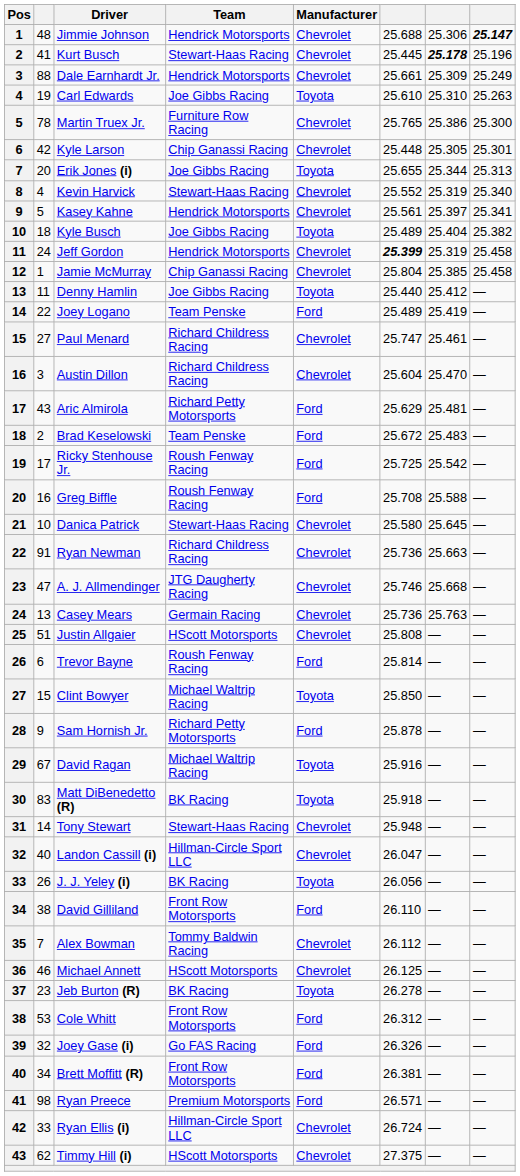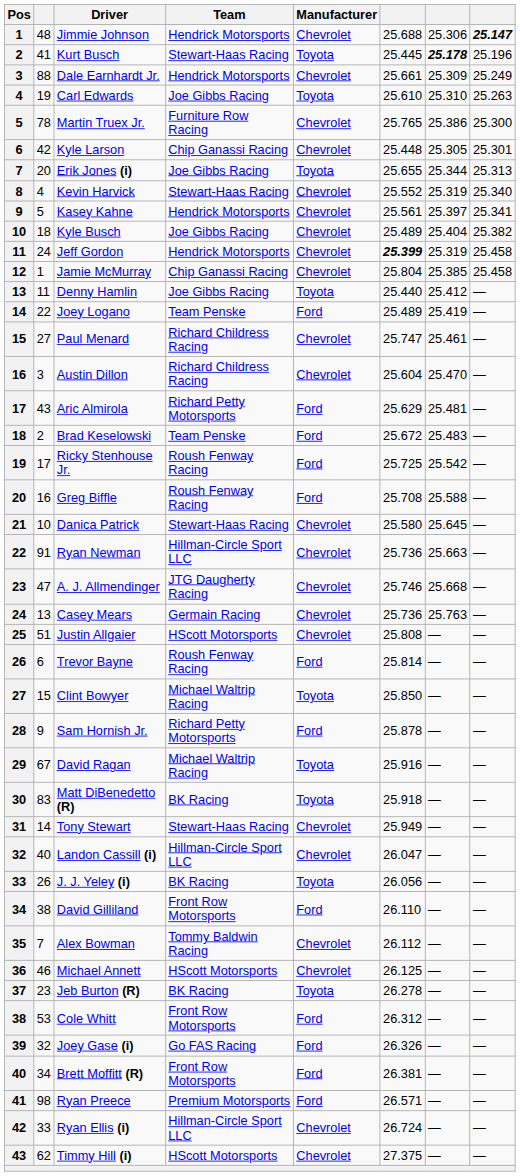(324, 55) Chevrolet -> (315, 55) Toyota
(315, 231) Toyota -> (324, 231) Chevrolet
(219, 552) Richard Childress Racing -> (225, 552) Hillman-Circle Sport LLC
(403, 827) 25.948 -> (403, 827) 25.949
